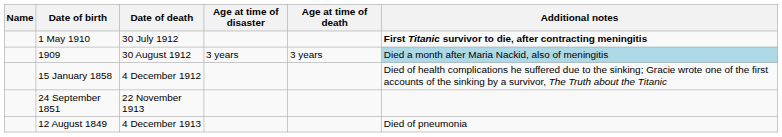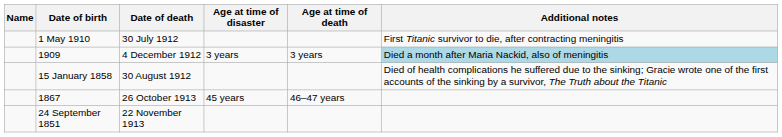(515, 39) bold -> (504, 39) normal
(157, 54) 30 August 1912 -> (162, 54) 4 December 1912
(162, 76) 4 December 1912 -> (157, 76) 30 August 1912
+ row: (49, 97)
- row: (73, 124)
